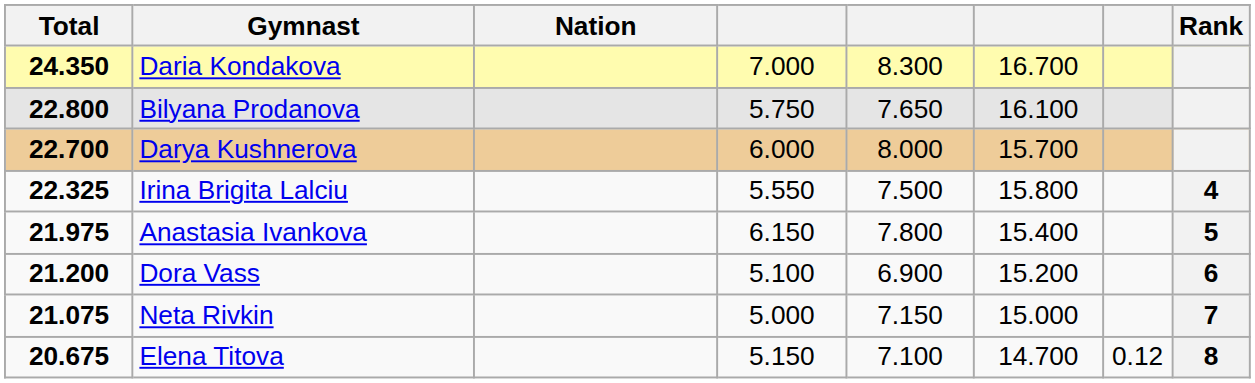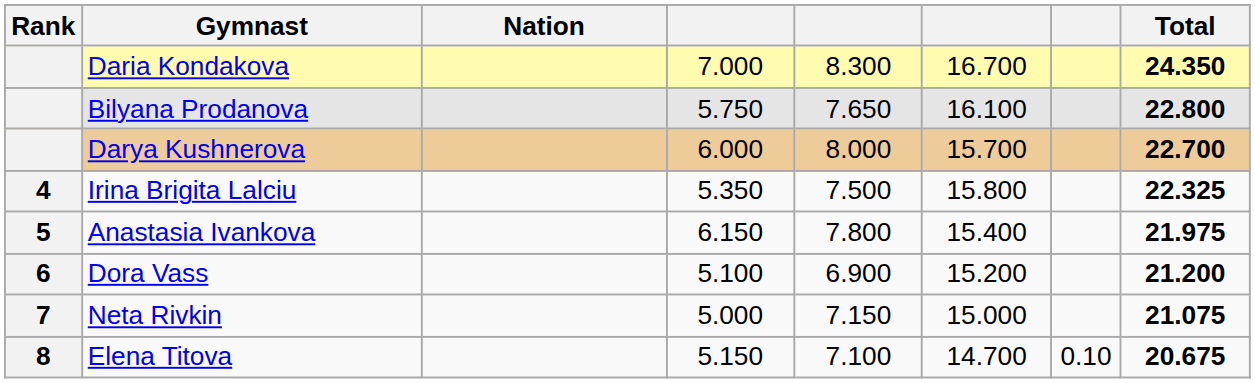columns swapped: (1211, 25) <-> (69, 25)
(782, 191) 5.550 -> (730, 191) 5.350
(1138, 356) 0.12 -> (1086, 356) 0.10
